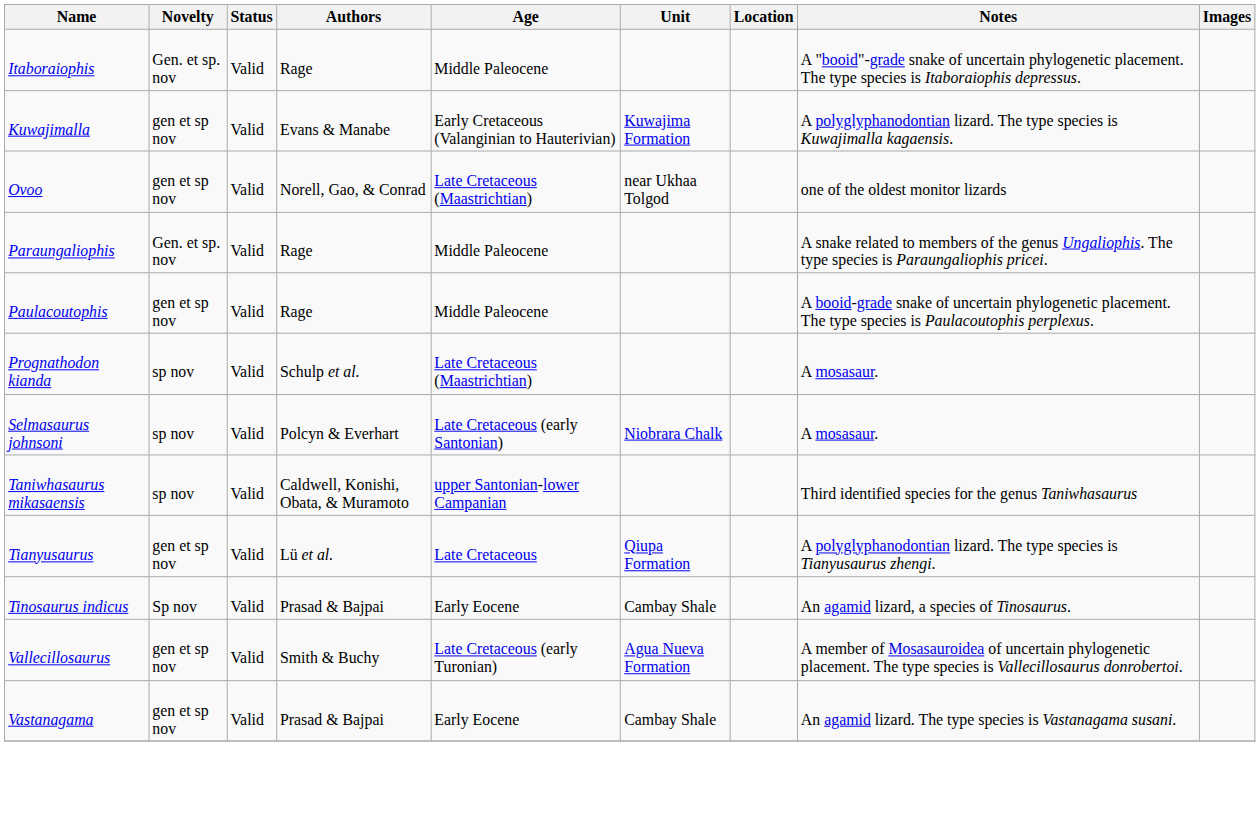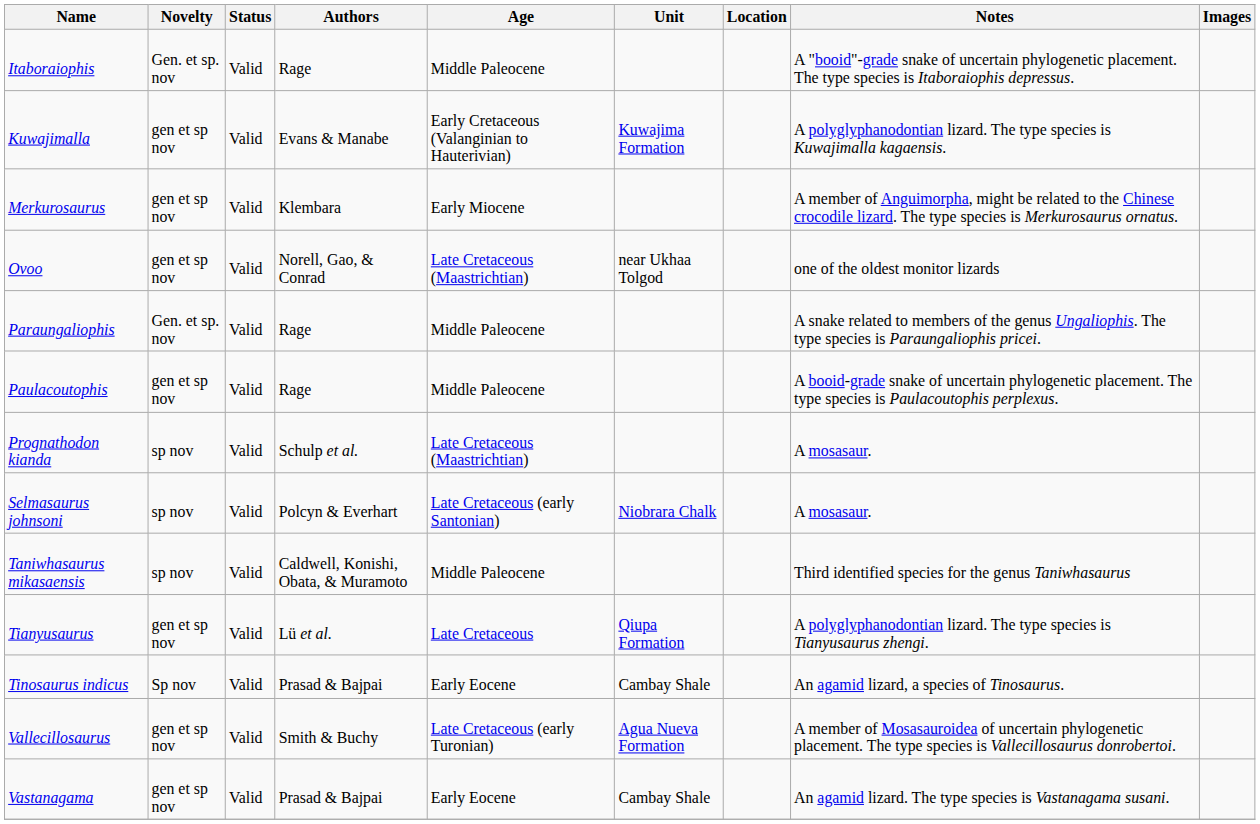+ row: (57, 208)
(507, 494) upper Santonian-lower Campanian -> (488, 572) Middle Paleocene
